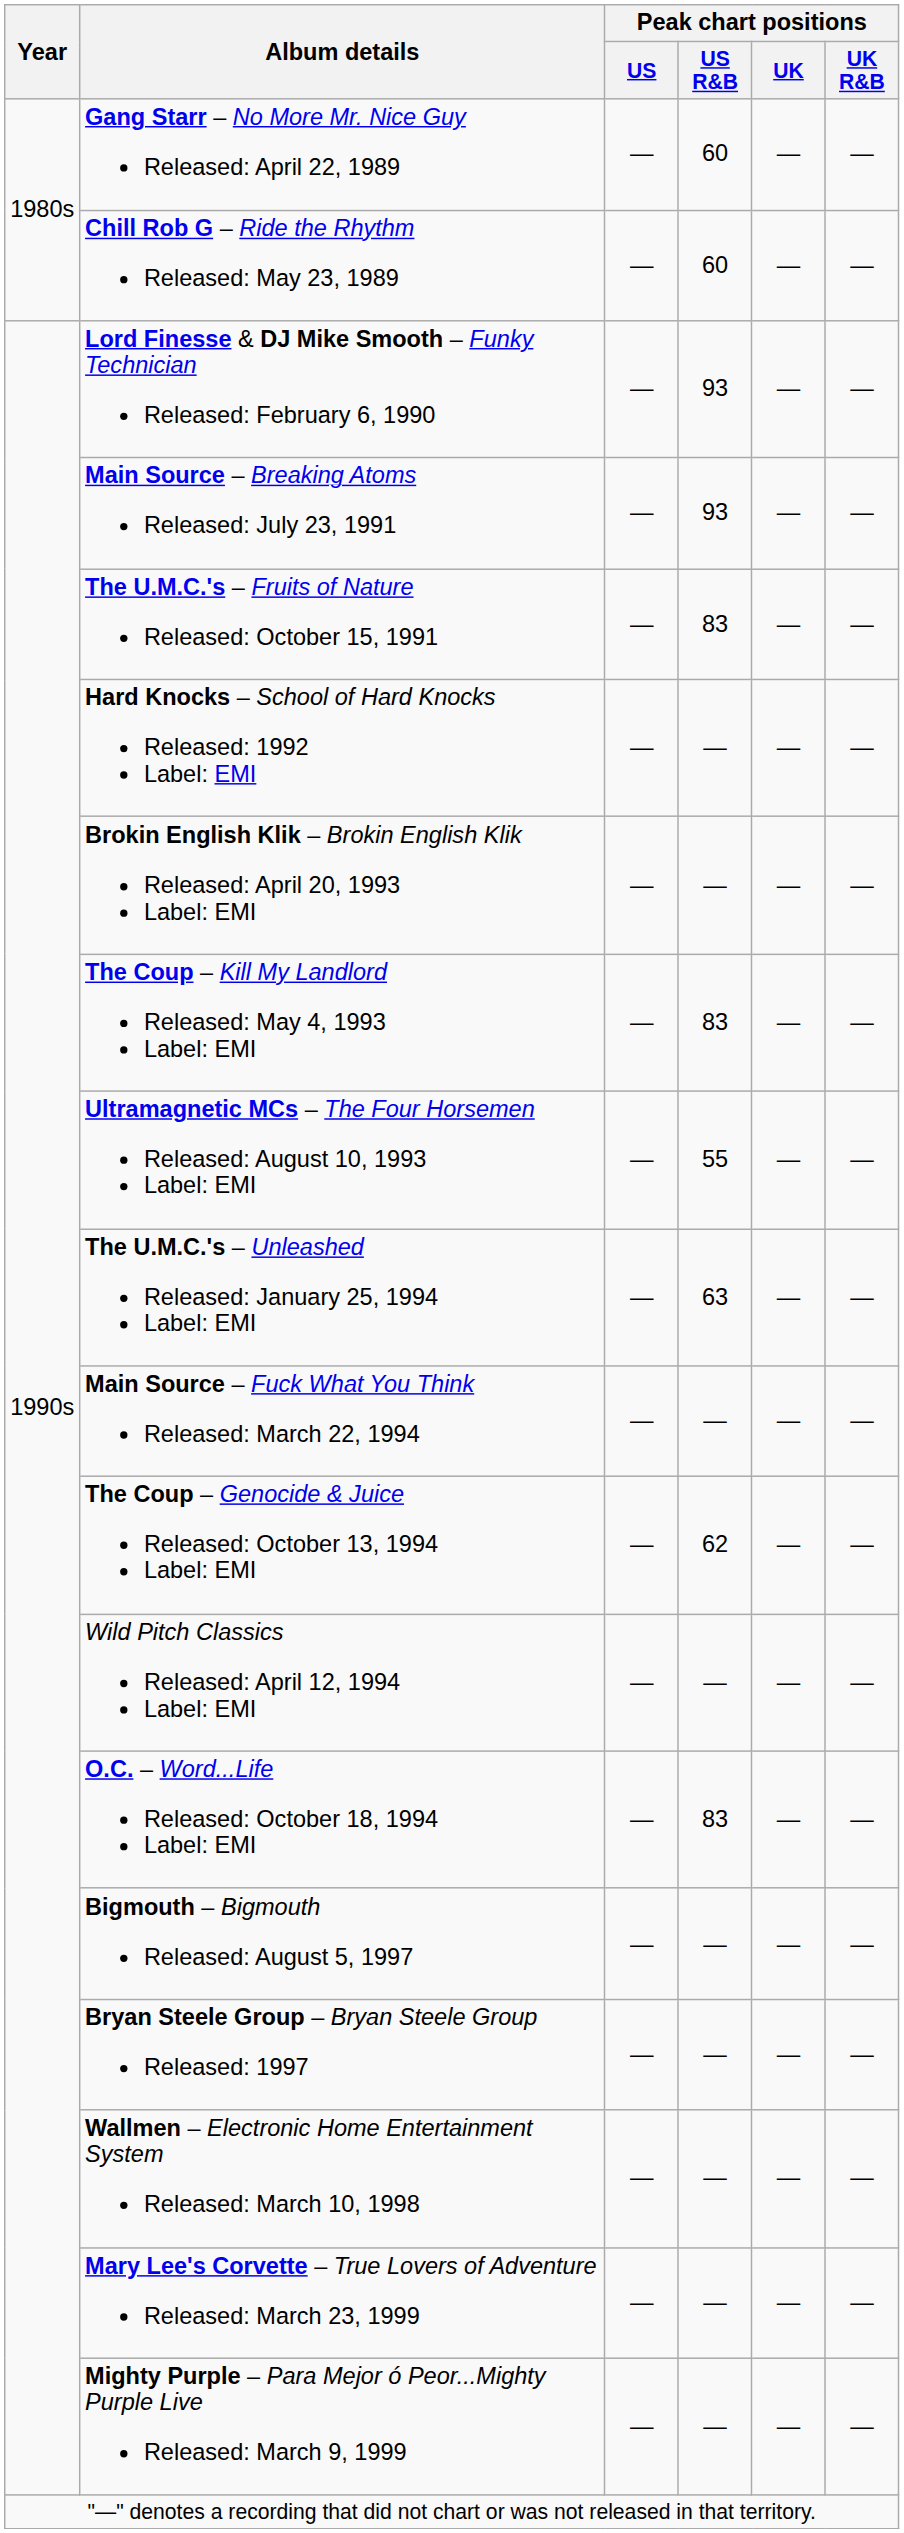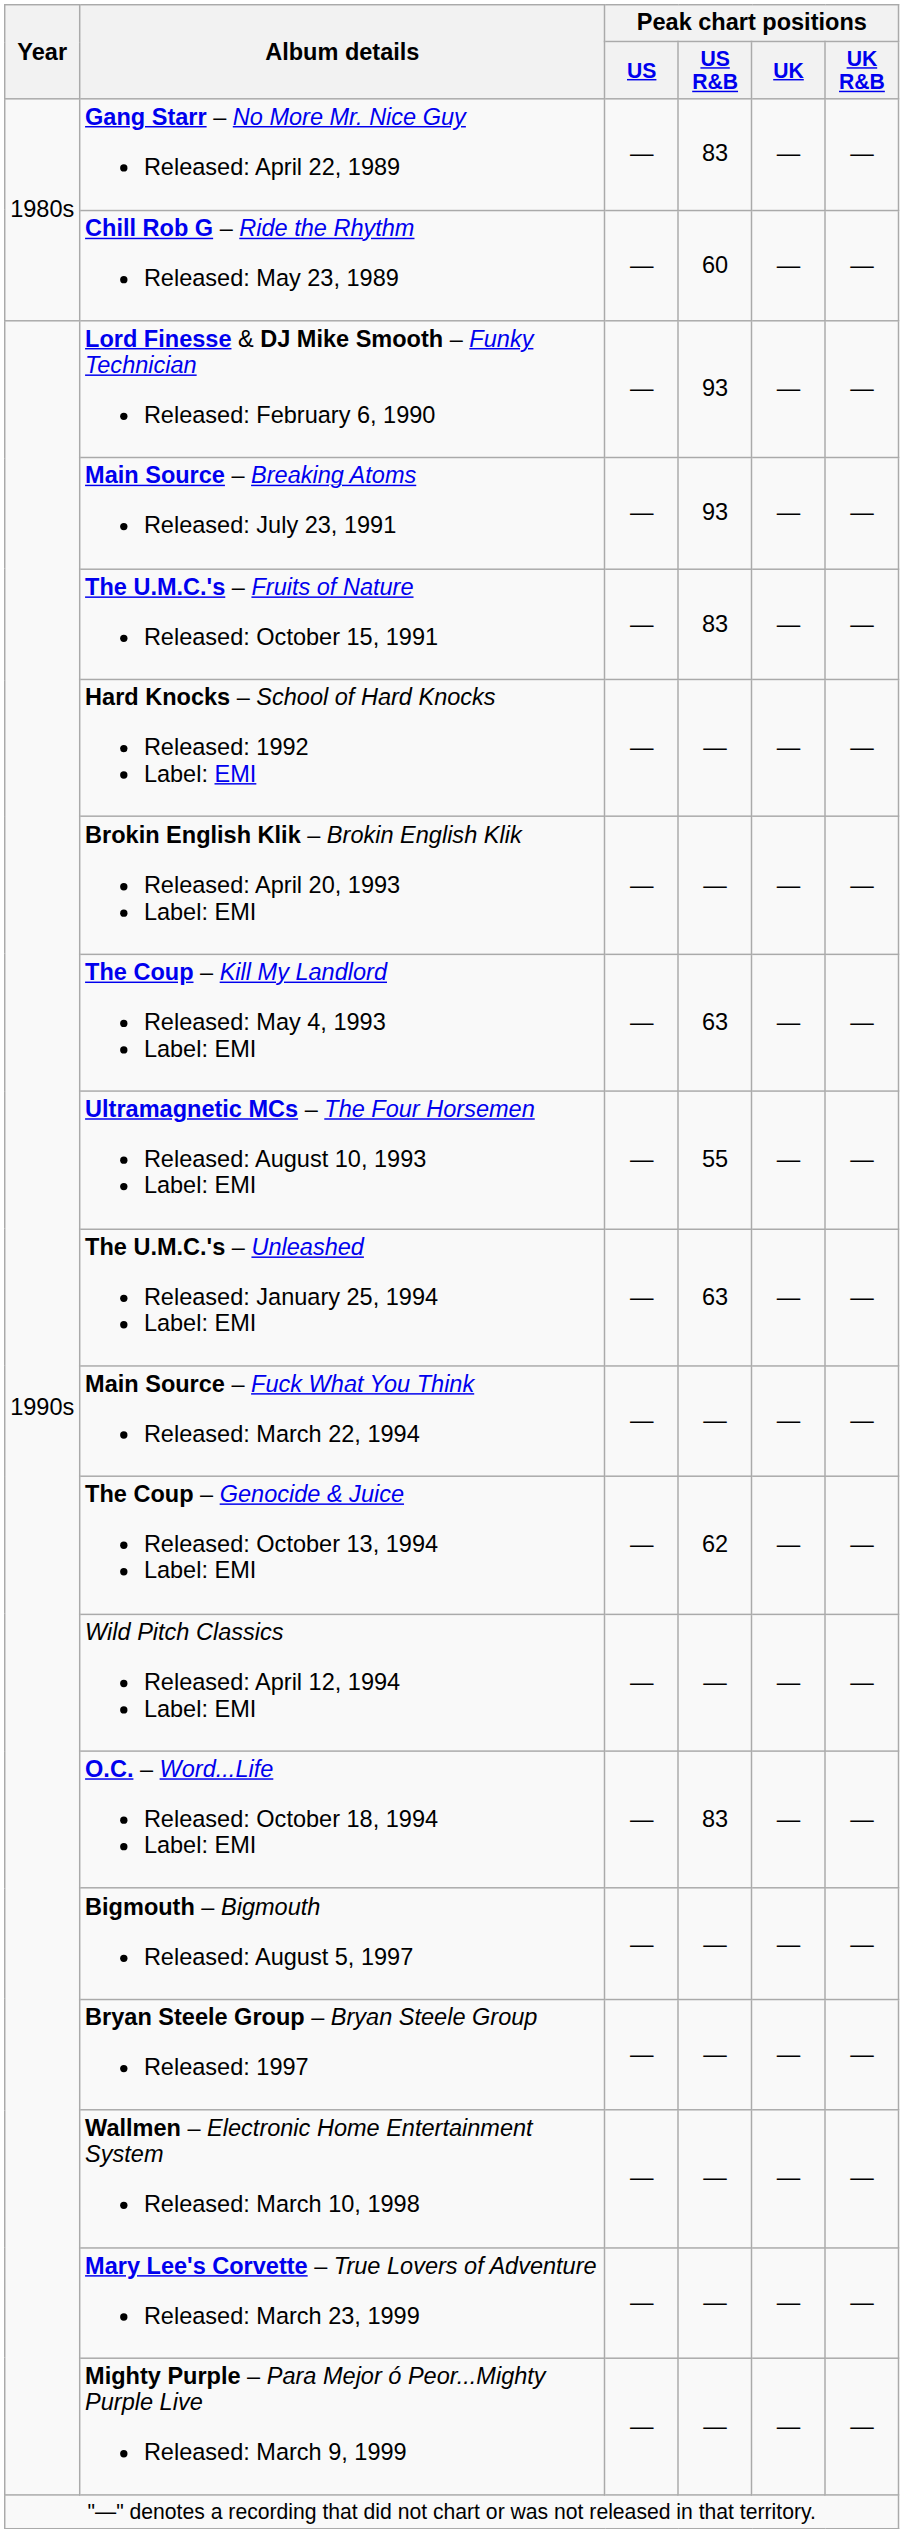(715, 154) 60 -> (715, 154) 83
(715, 1022) 83 -> (715, 1022) 63
